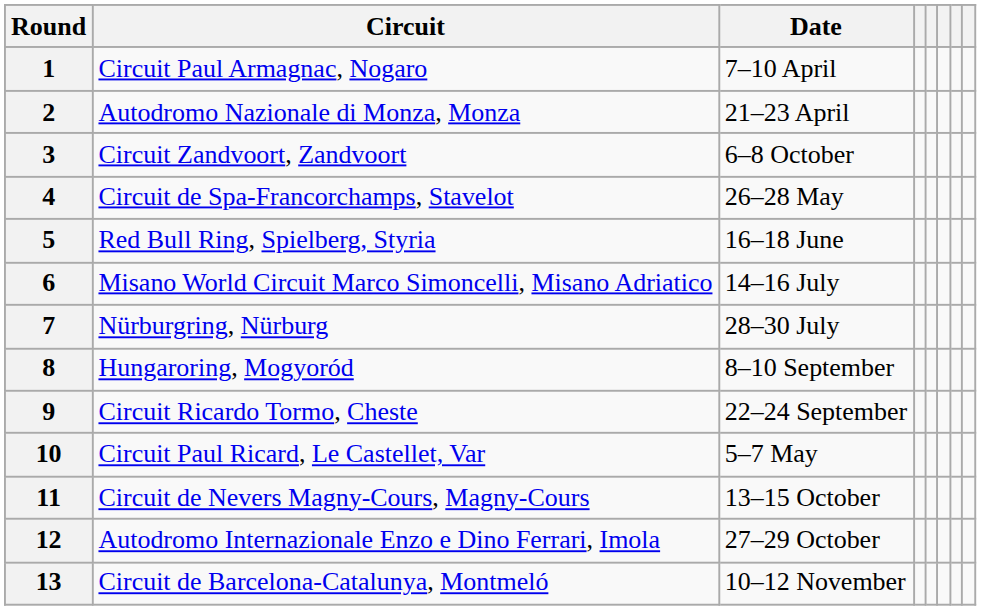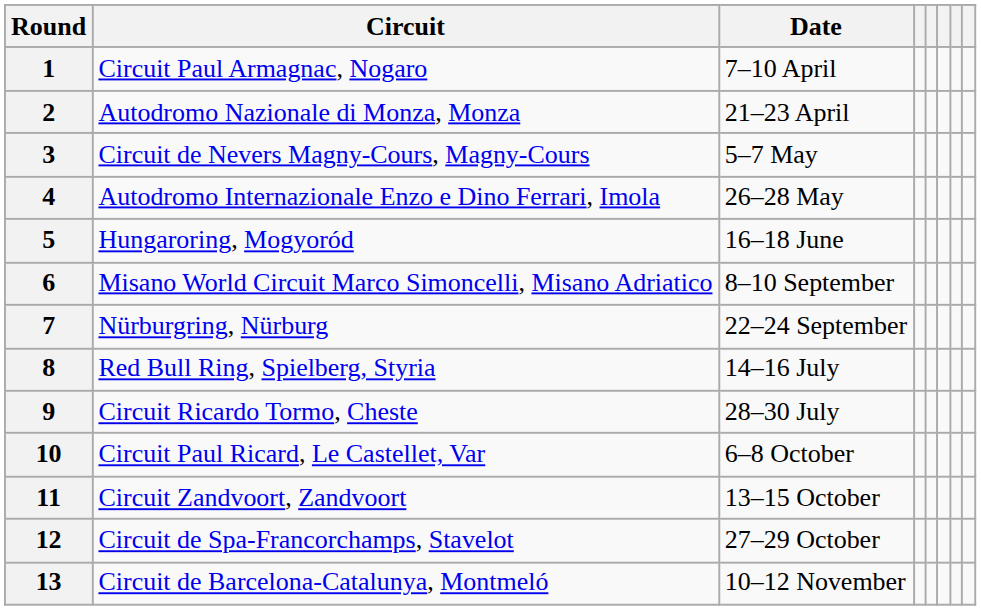(252, 154) Circuit Zandvoort, Zandvoort -> (344, 154) Circuit de Nevers Magny-Cours, Magny-Cours
(789, 154) 6–8 October -> (771, 154) 5–7 May
(306, 196) Circuit de Spa-Francorchamps, Stavelot -> (379, 196) Autodromo Internazionale Enzo e Dino Ferrari, Imola
(267, 239) Red Bull Ring, Spielberg, Styria -> (226, 239) Hungaroring, Mogyoród
(782, 282) 14–16 July -> (809, 282) 8–10 September
(782, 325) 28–30 July -> (816, 325) 22–24 September
(226, 368) Hungaroring, Mogyoród -> (267, 368) Red Bull Ring, Spielberg, Styria
(809, 368) 8–10 September -> (782, 368) 14–16 July
(816, 411) 22–24 September -> (782, 411) 28–30 July
(771, 454) 5–7 May -> (789, 454) 6–8 October
(344, 496) Circuit de Nevers Magny-Cours, Magny-Cours -> (252, 496) Circuit Zandvoort, Zandvoort
(379, 539) Autodromo Internazionale Enzo e Dino Ferrari, Imola -> (306, 539) Circuit de Spa-Francorchamps, Stavelot
